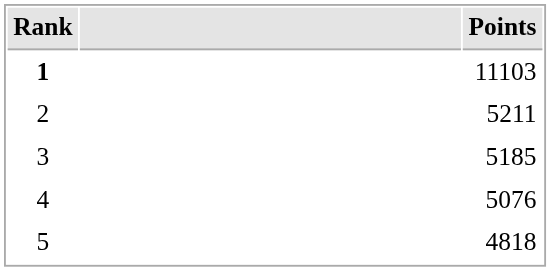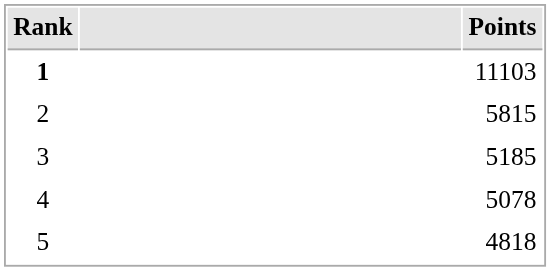(511, 114) 5211 -> (511, 114) 5815
(511, 199) 5076 -> (511, 199) 5078
